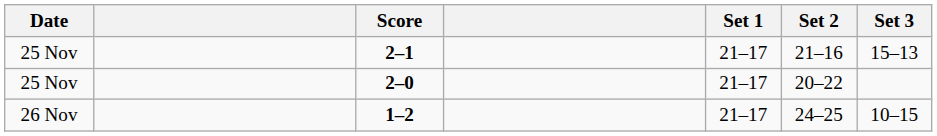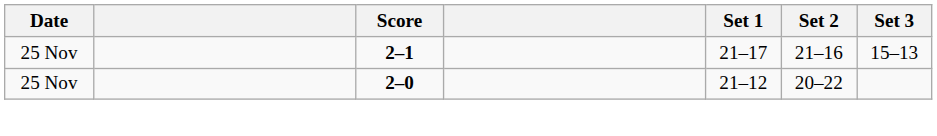(743, 83) 21–17 -> (743, 83) 21–12
- row: (400, 115)
